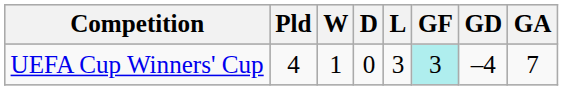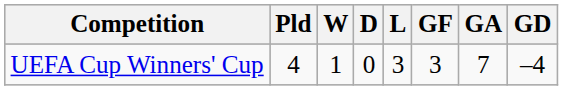columns swapped: (532, 24) <-> (483, 24)
(435, 64) paleturquoise background -> (435, 64) no background
